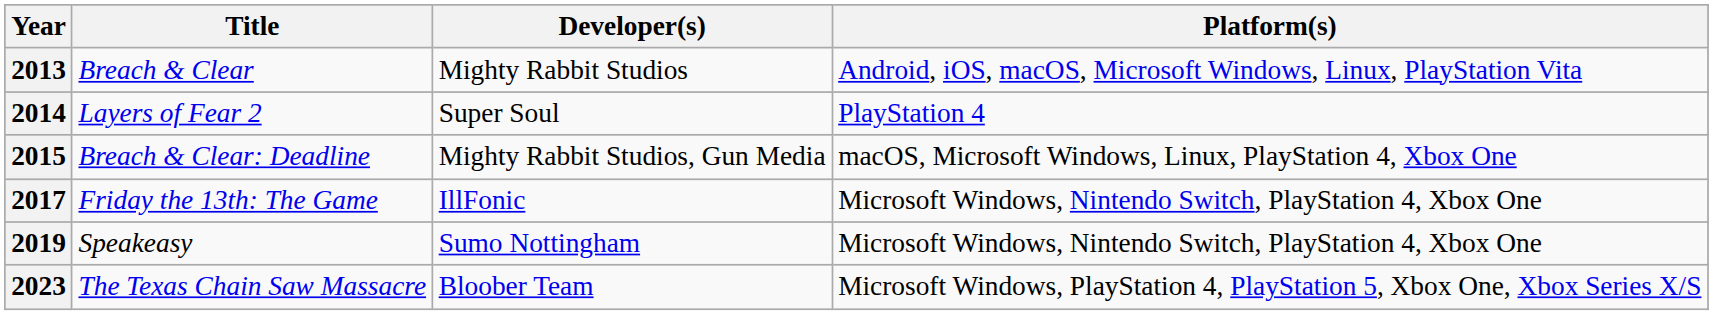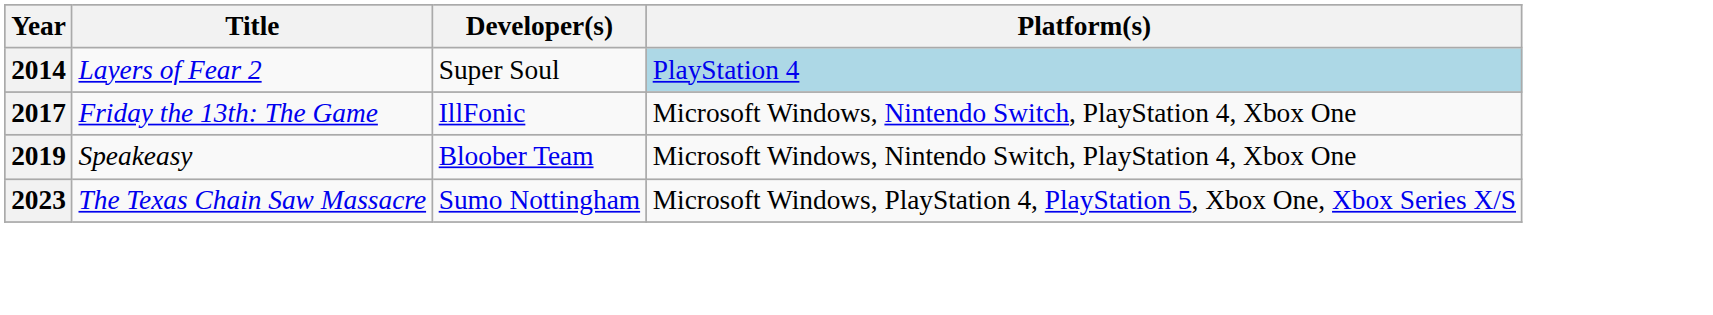- row: (39, 69)
(912, 112) no background -> (726, 69) lightblue background
- row: (39, 156)
(539, 243) Sumo Nottingham -> (516, 156) Bloober Team
(516, 286) Bloober Team -> (539, 199) Sumo Nottingham
